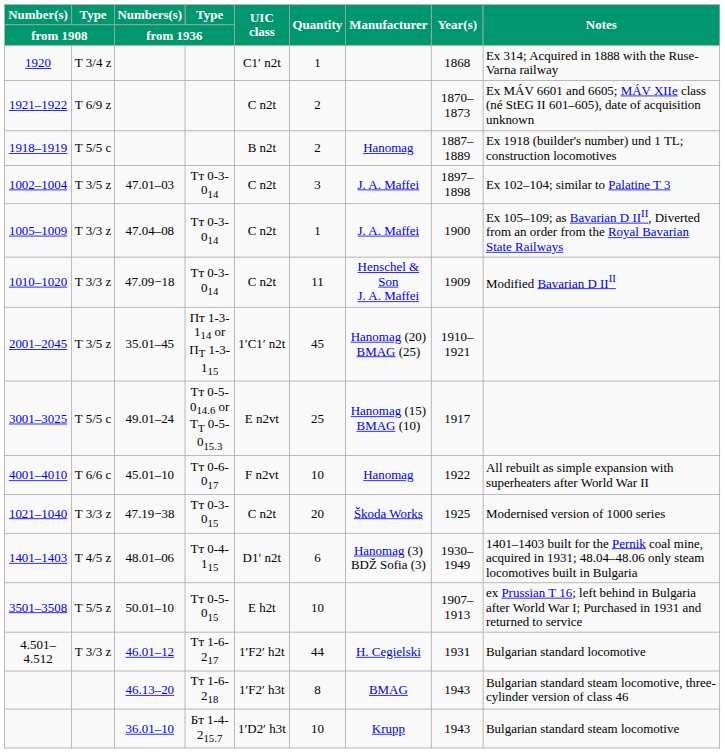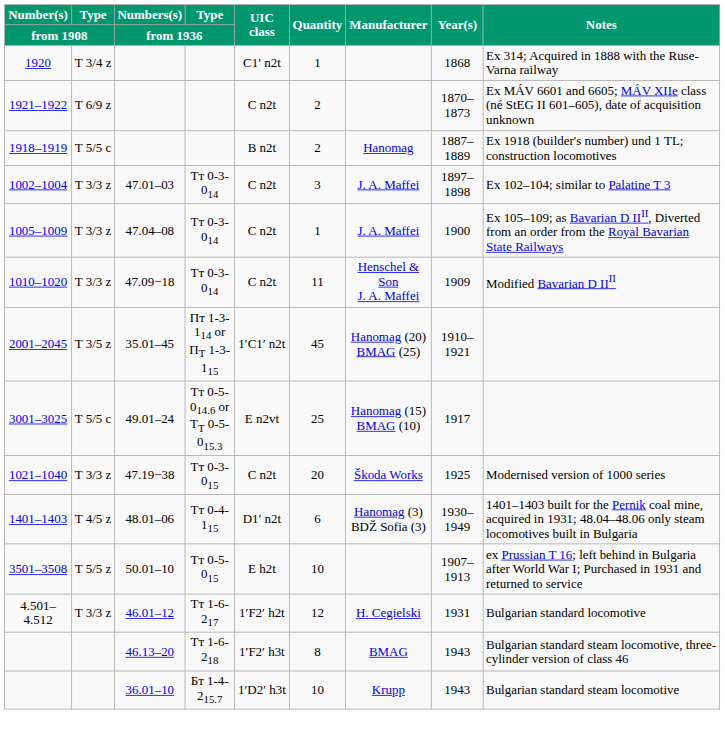(93, 184) T 3/5 z -> (93, 184) T 3/3 z
- row: (38, 475)
(317, 651) 44 -> (317, 613) 12
